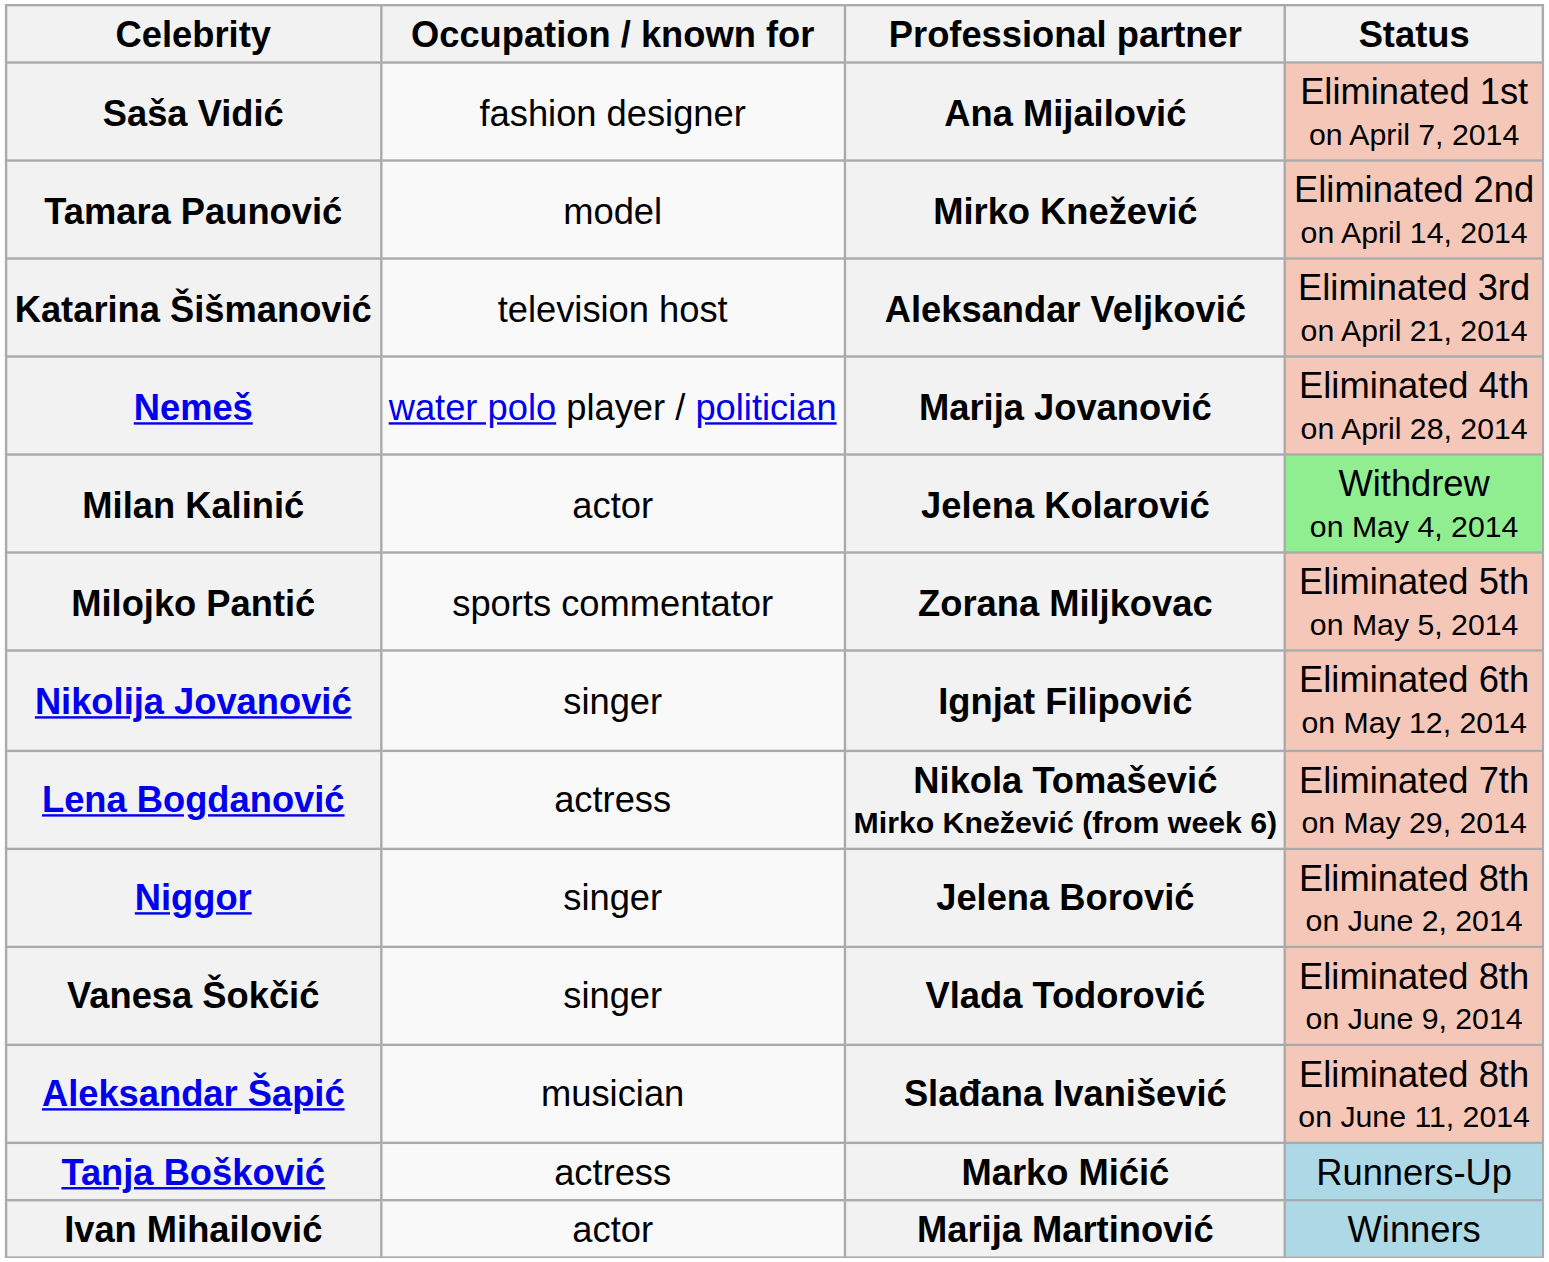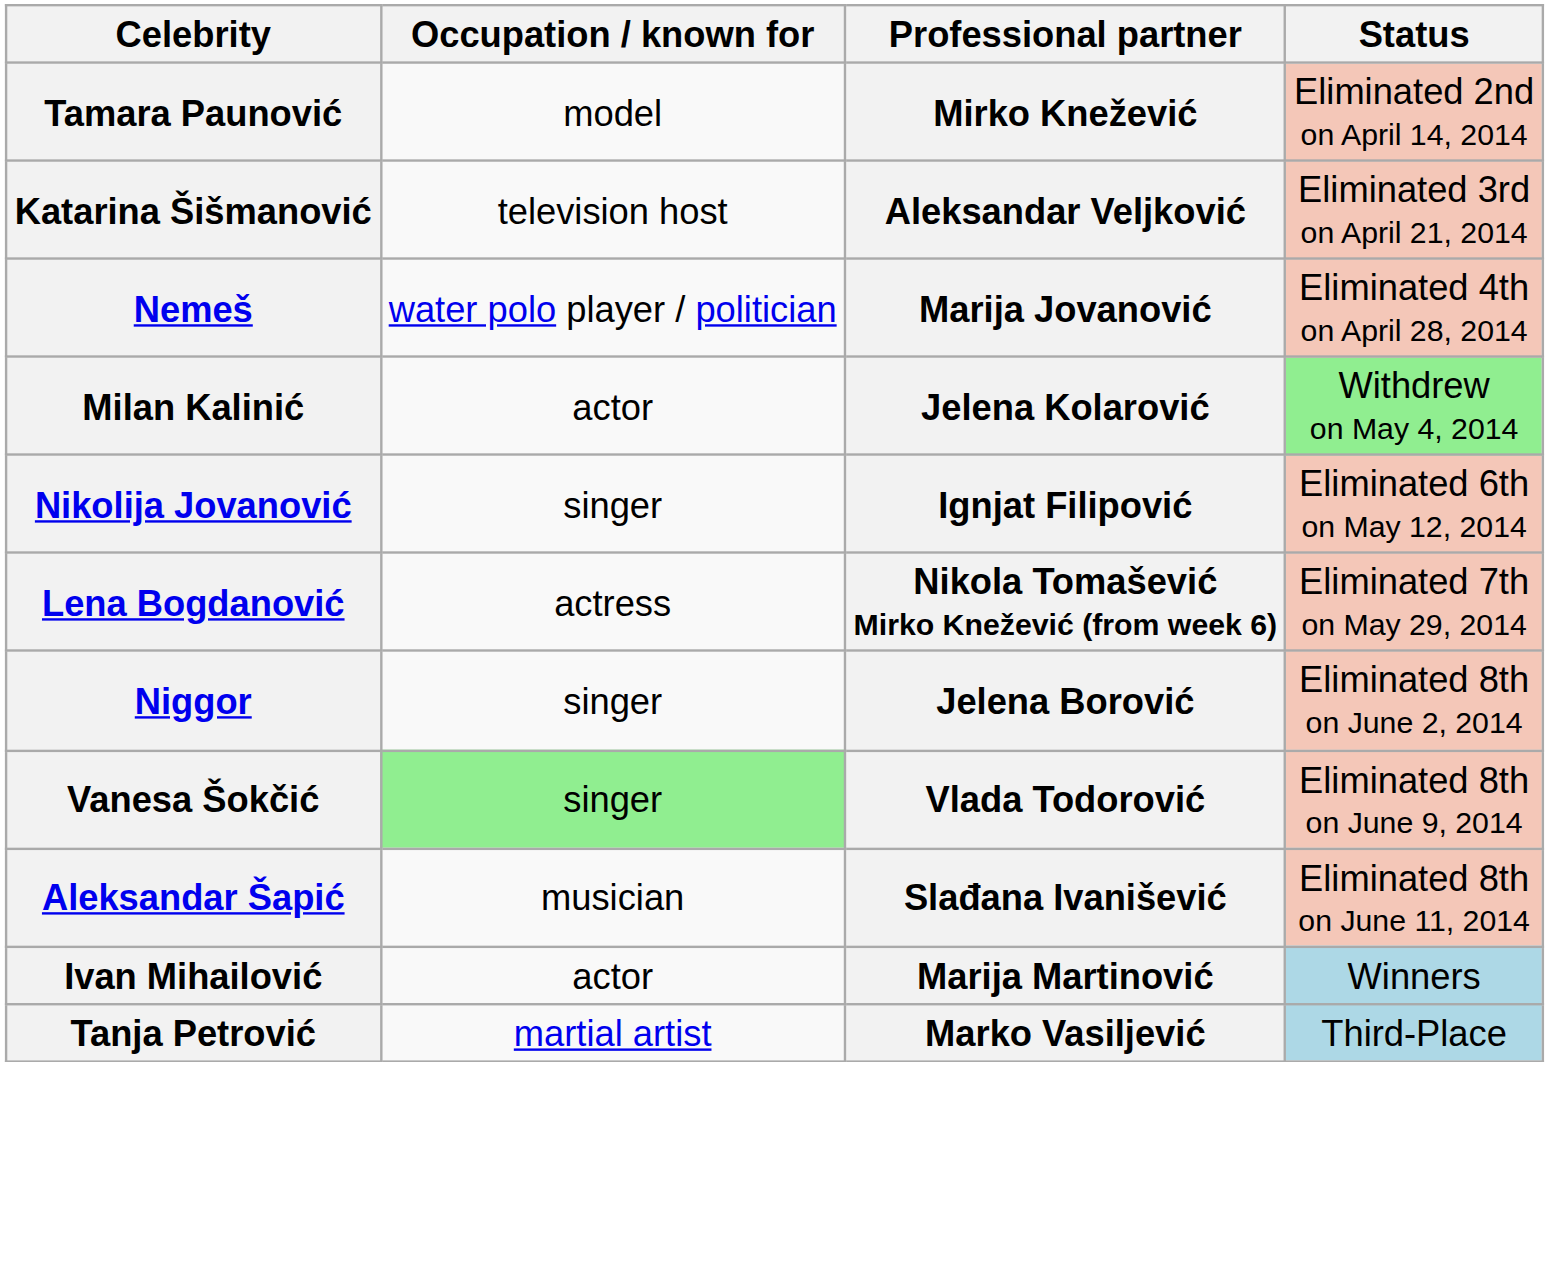- row: (193, 112)
- row: (193, 602)
(613, 995) no background -> (613, 799) lightgreen background
- row: (193, 1171)
+ row: (193, 1032)
